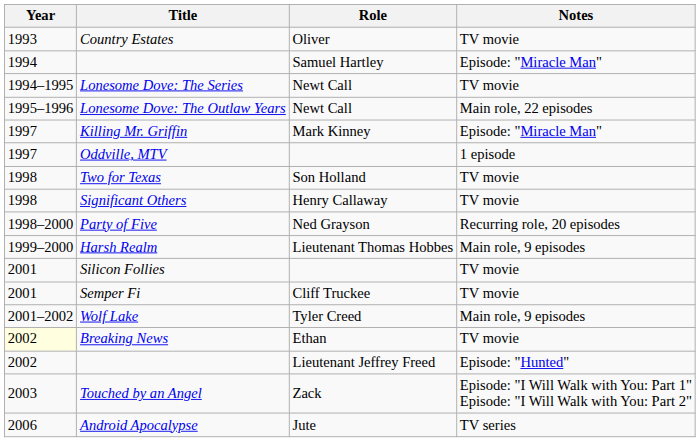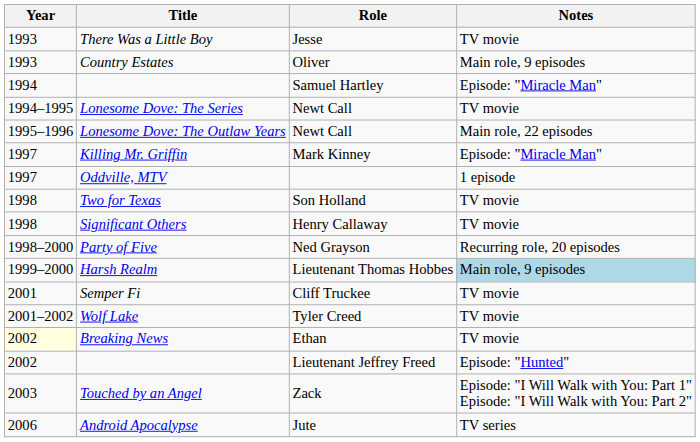+ row: (146, 39)
(489, 39) TV movie -> (523, 62) Main role, 9 episodes
(523, 246) no background -> (523, 270) lightblue background
- row: (122, 270)
(523, 316) Main role, 9 episodes -> (489, 316) TV movie
